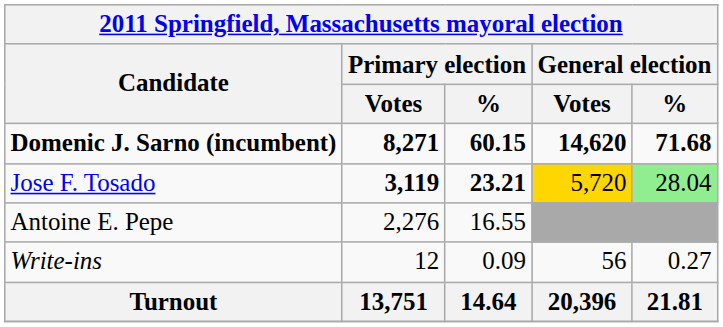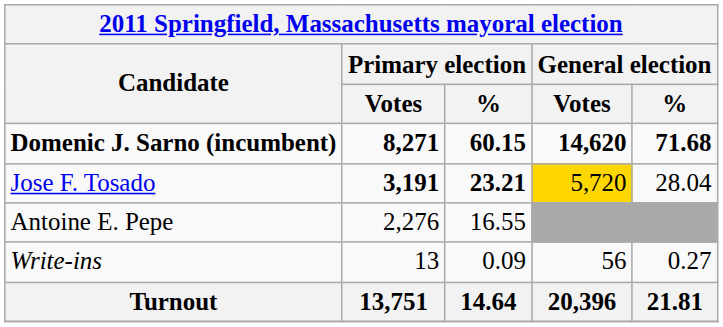(412, 182) 3,119 -> (411, 182) 3,191
(683, 182) lightgreen background -> (683, 182) no background
(427, 261) 12 -> (427, 261) 13
